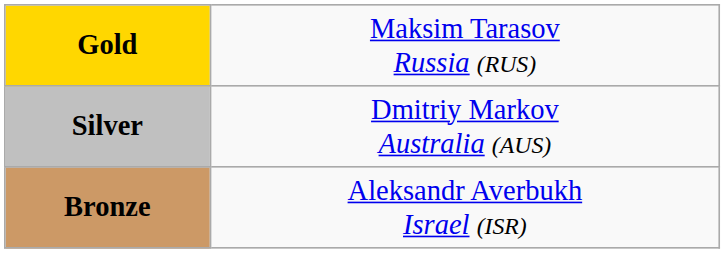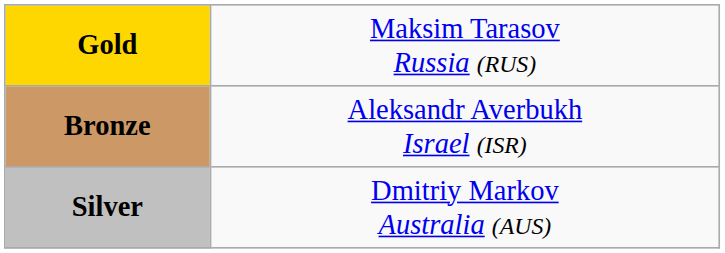rows swapped: (107, 125) <-> (107, 206)
